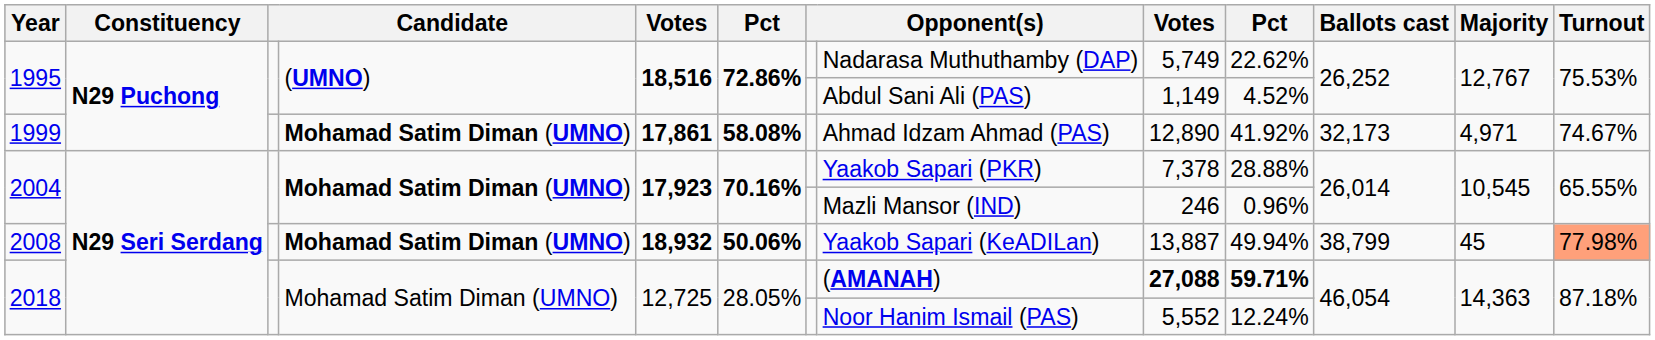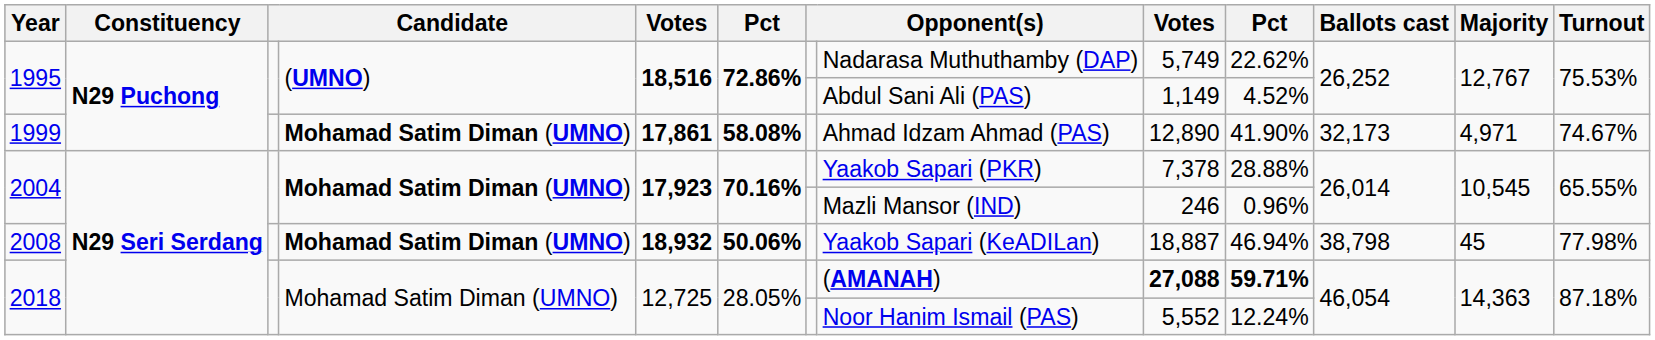(1270, 133) 41.92% -> (1270, 133) 41.90%
(1184, 242) 13,887 -> (1184, 242) 18,887
(1270, 242) 49.94% -> (1270, 242) 46.94%
(1355, 242) 38,799 -> (1355, 242) 38,798
(1598, 242) lightsalmon background -> (1598, 242) no background
